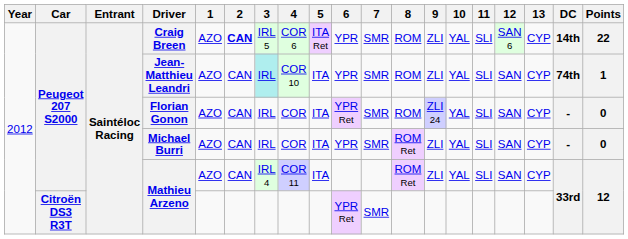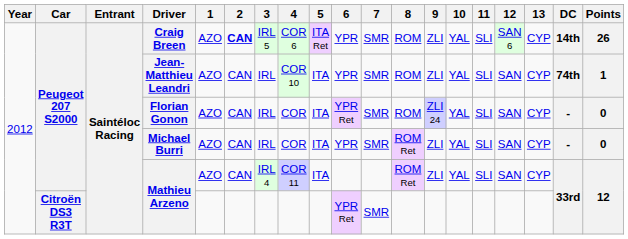(603, 38) 22 -> (603, 38) 26
(267, 76) paleturquoise background -> (267, 76) no background
